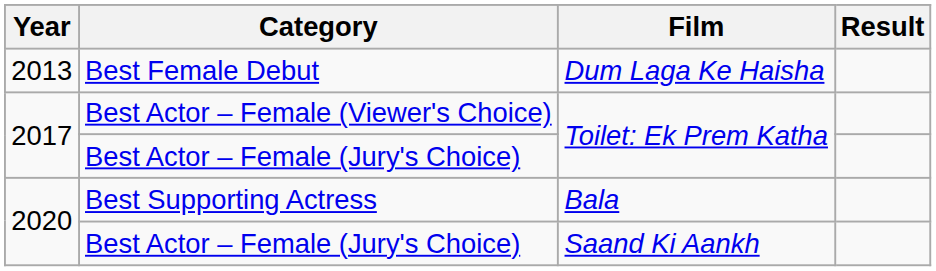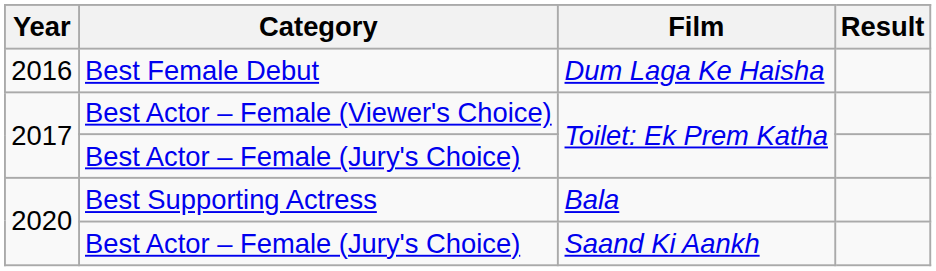(42, 70) 2013 -> (42, 70) 2016
